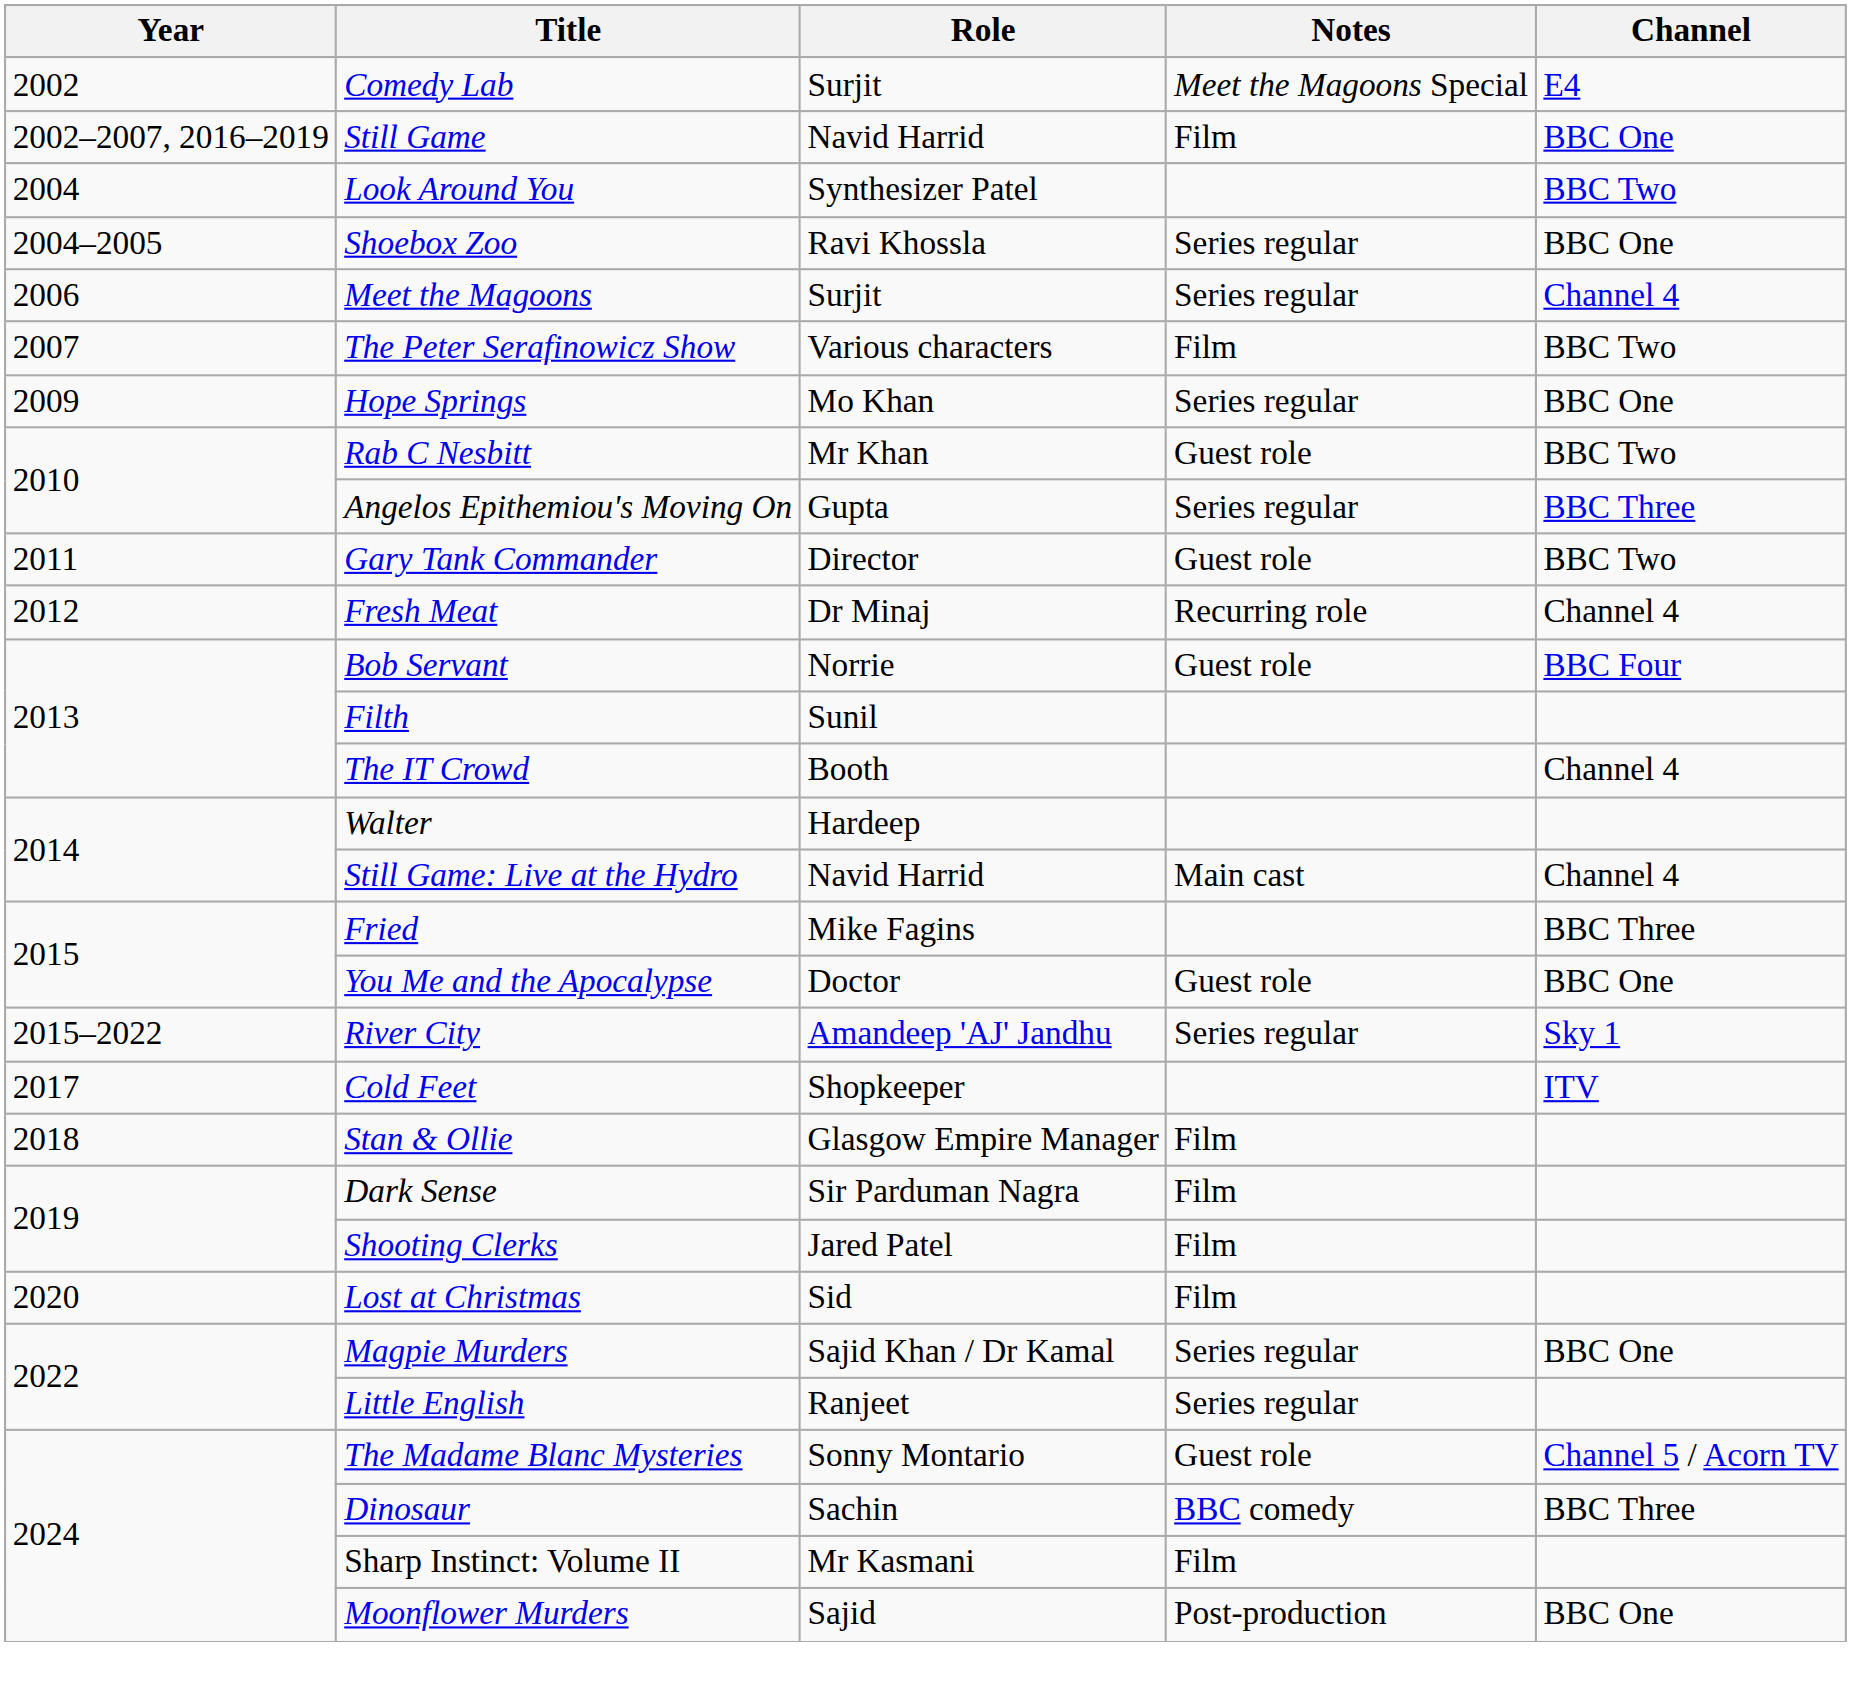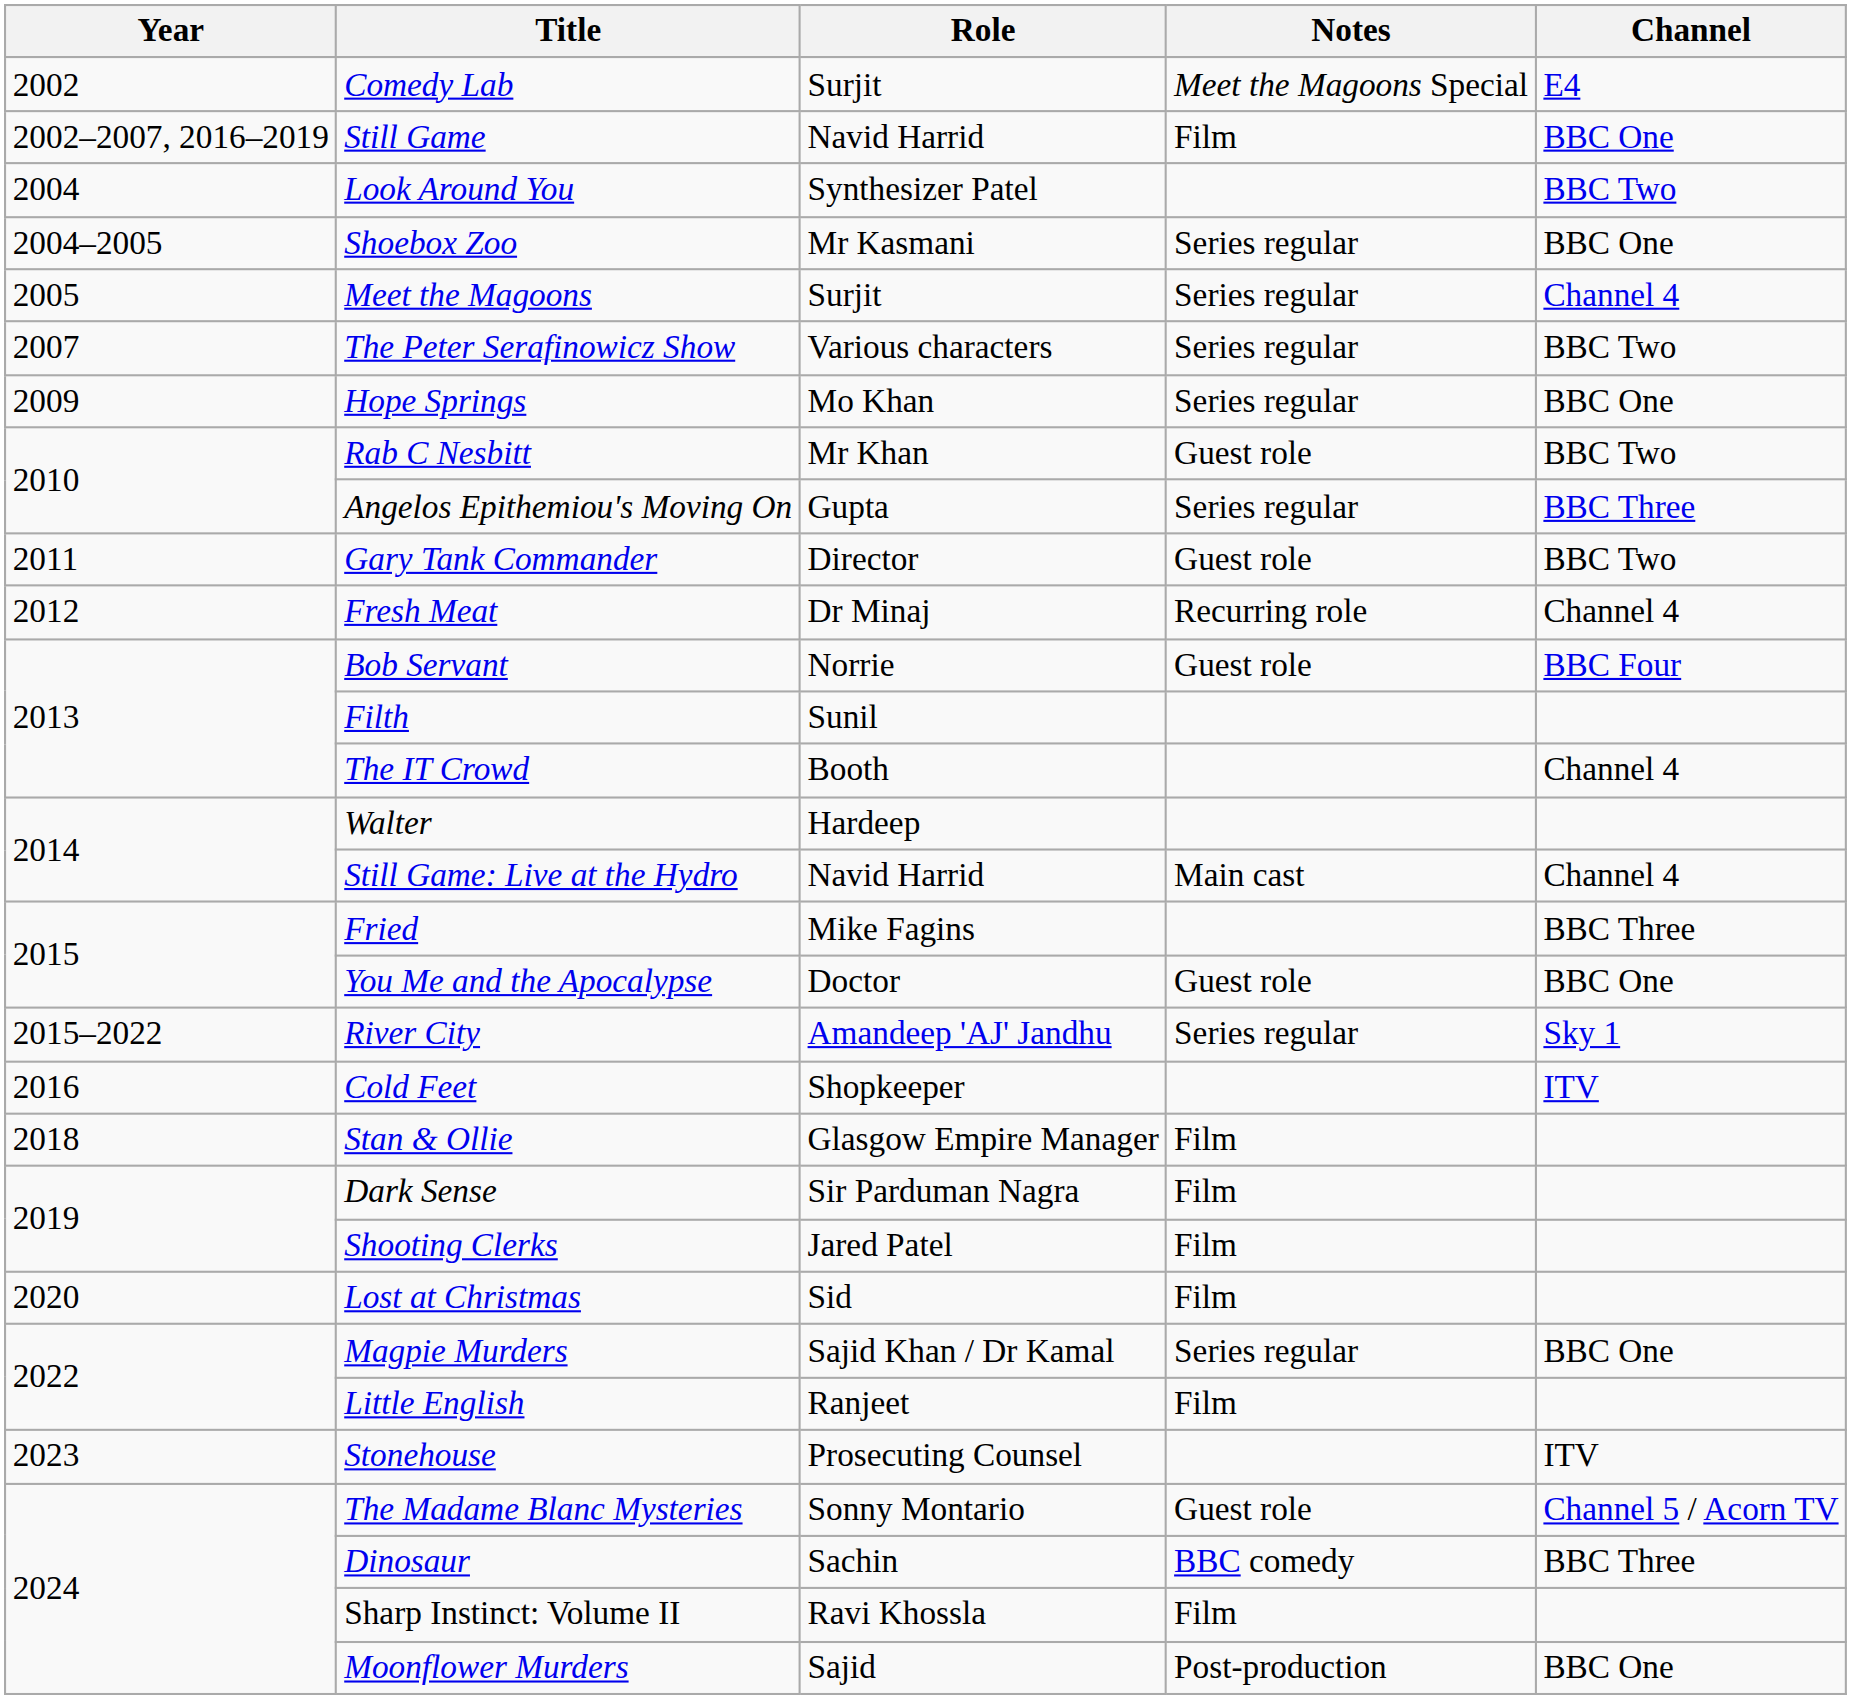(897, 242) Ravi Khossla -> (891, 242) Mr Kasmani
(46, 294) 2006 -> (46, 294) 2005
(1206, 347) Film -> (1266, 347) Series regular
(46, 1086) 2017 -> (46, 1086) 2016
(1266, 1403) Series regular -> (1206, 1403) Film
+ row: (420, 1455)
(891, 1561) Mr Kasmani -> (897, 1614) Ravi Khossla
